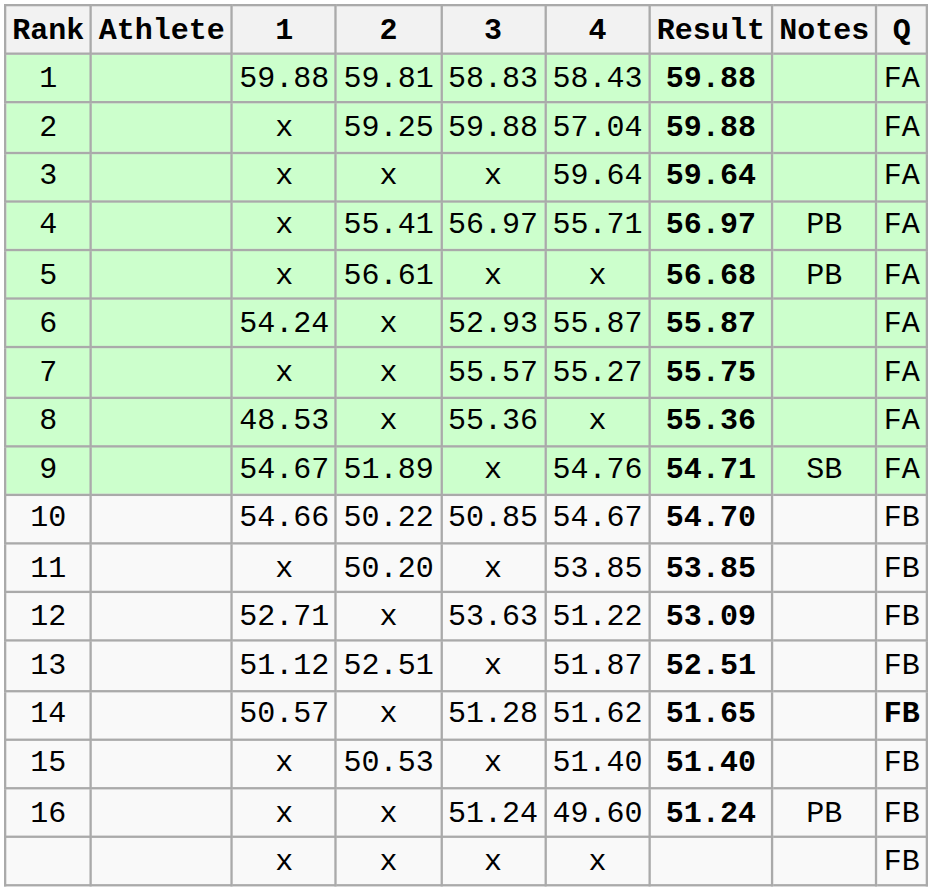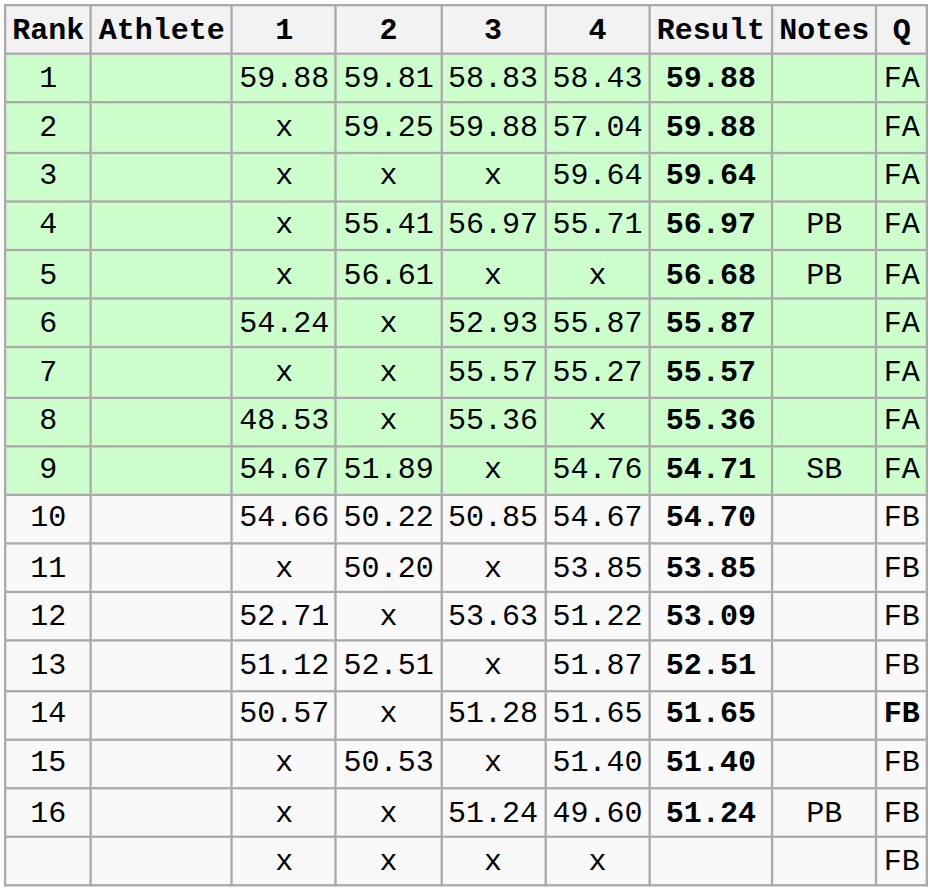(711, 372) 55.75 -> (711, 372) 55.57
(597, 715) 51.62 -> (597, 715) 51.65
